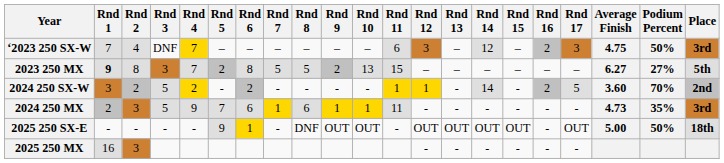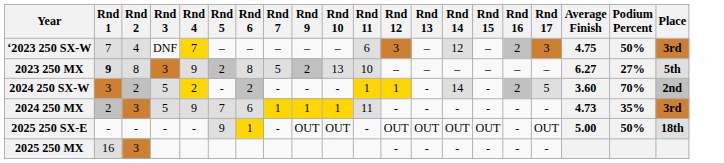- column: (307, 21)
(194, 68) 7 -> (194, 68) 9
(397, 68) 15 -> (367, 68) 10
